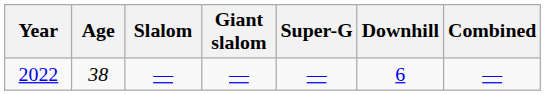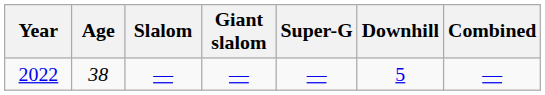(400, 74) 6 -> (400, 74) 5
